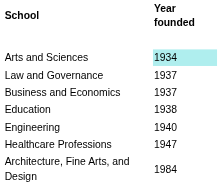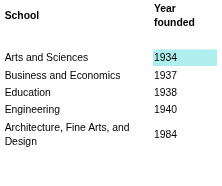- row: (54, 75)
- row: (58, 145)
